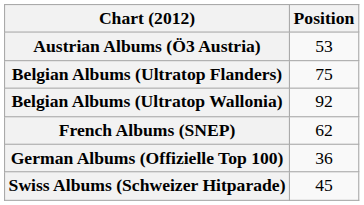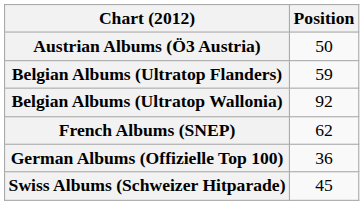(324, 46) 53 -> (324, 46) 50
(324, 74) 75 -> (324, 74) 59
